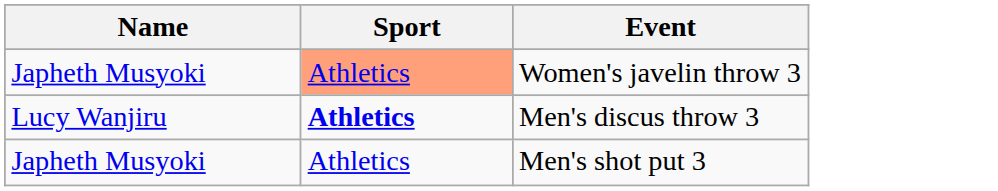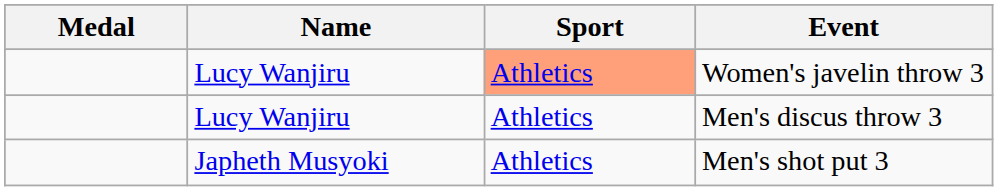+ column: (96, 26)
(109, 71) Japheth Musyoki -> (272, 71) Lucy Wanjiru
(361, 116) bold -> (542, 116) normal
